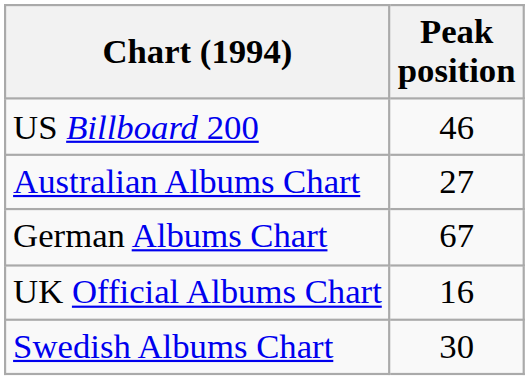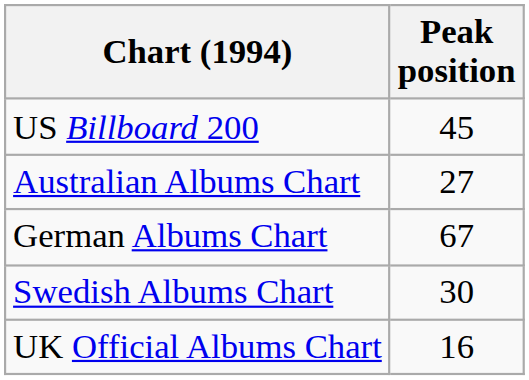(457, 126) 46 -> (457, 126) 45
rows swapped: (173, 346) <-> (197, 291)
